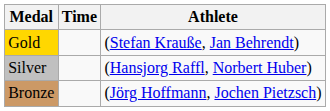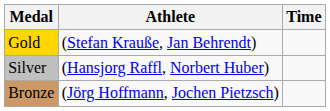columns swapped: (213, 17) <-> (79, 17)
